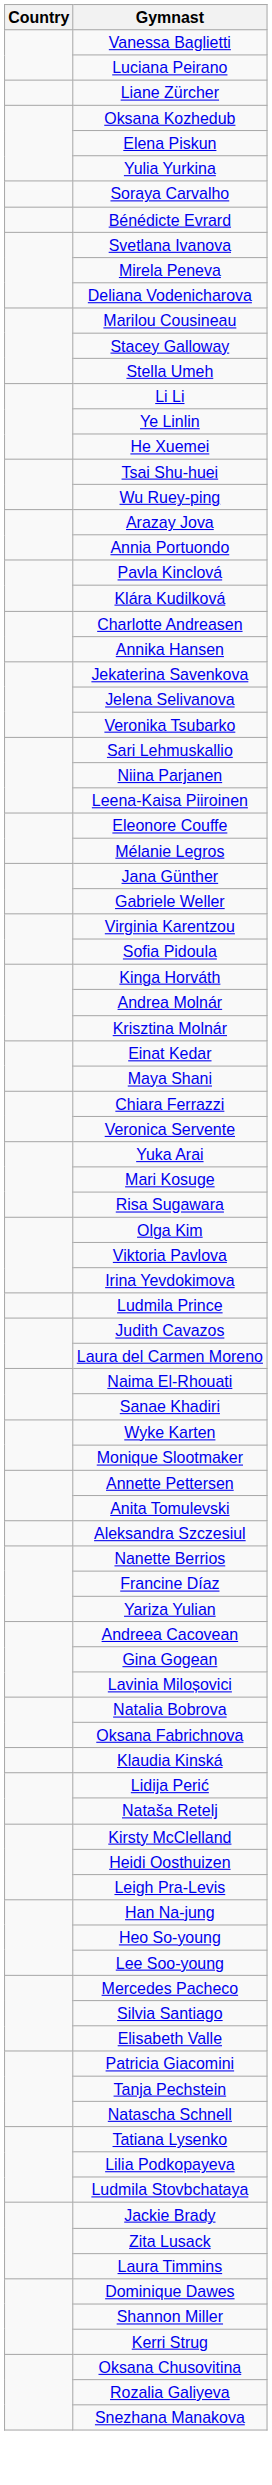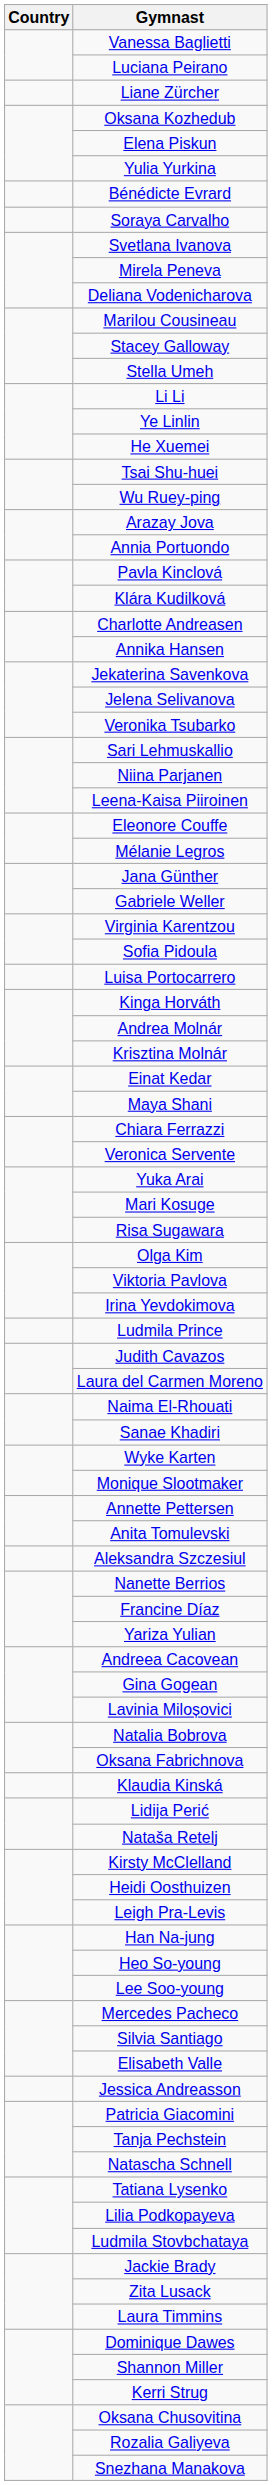rows swapped: (170, 219) <-> (170, 194)
+ row: (170, 977)
+ row: (170, 2089)
